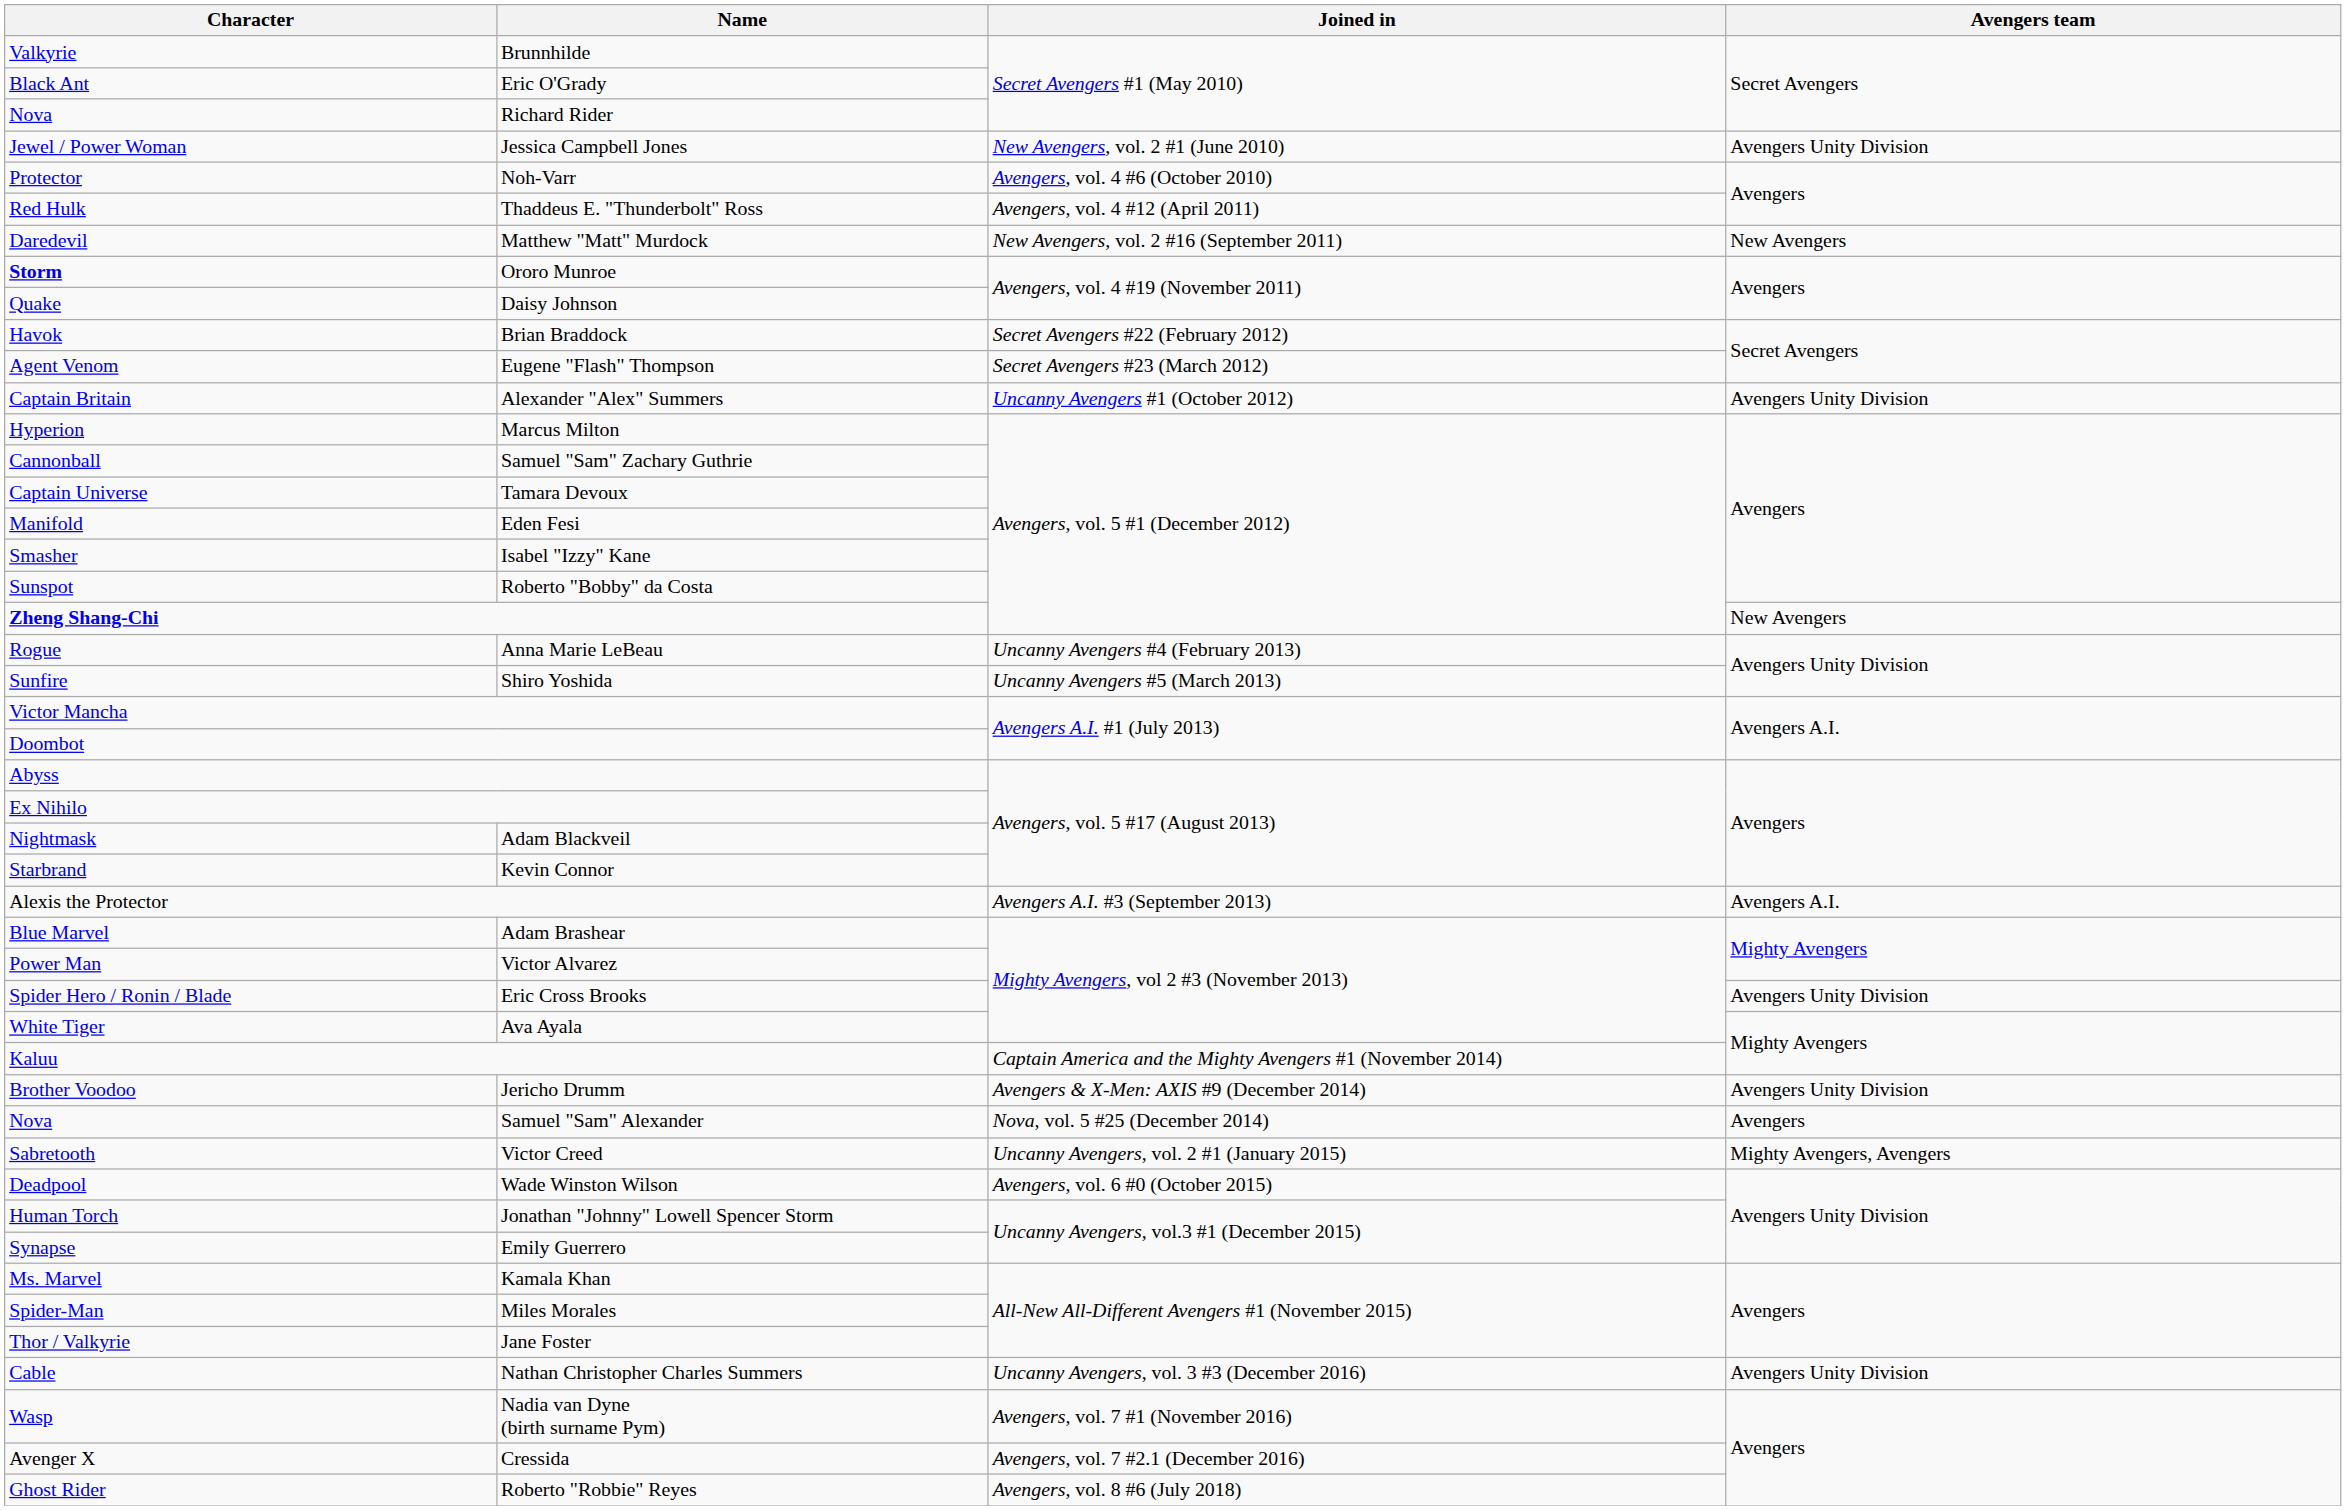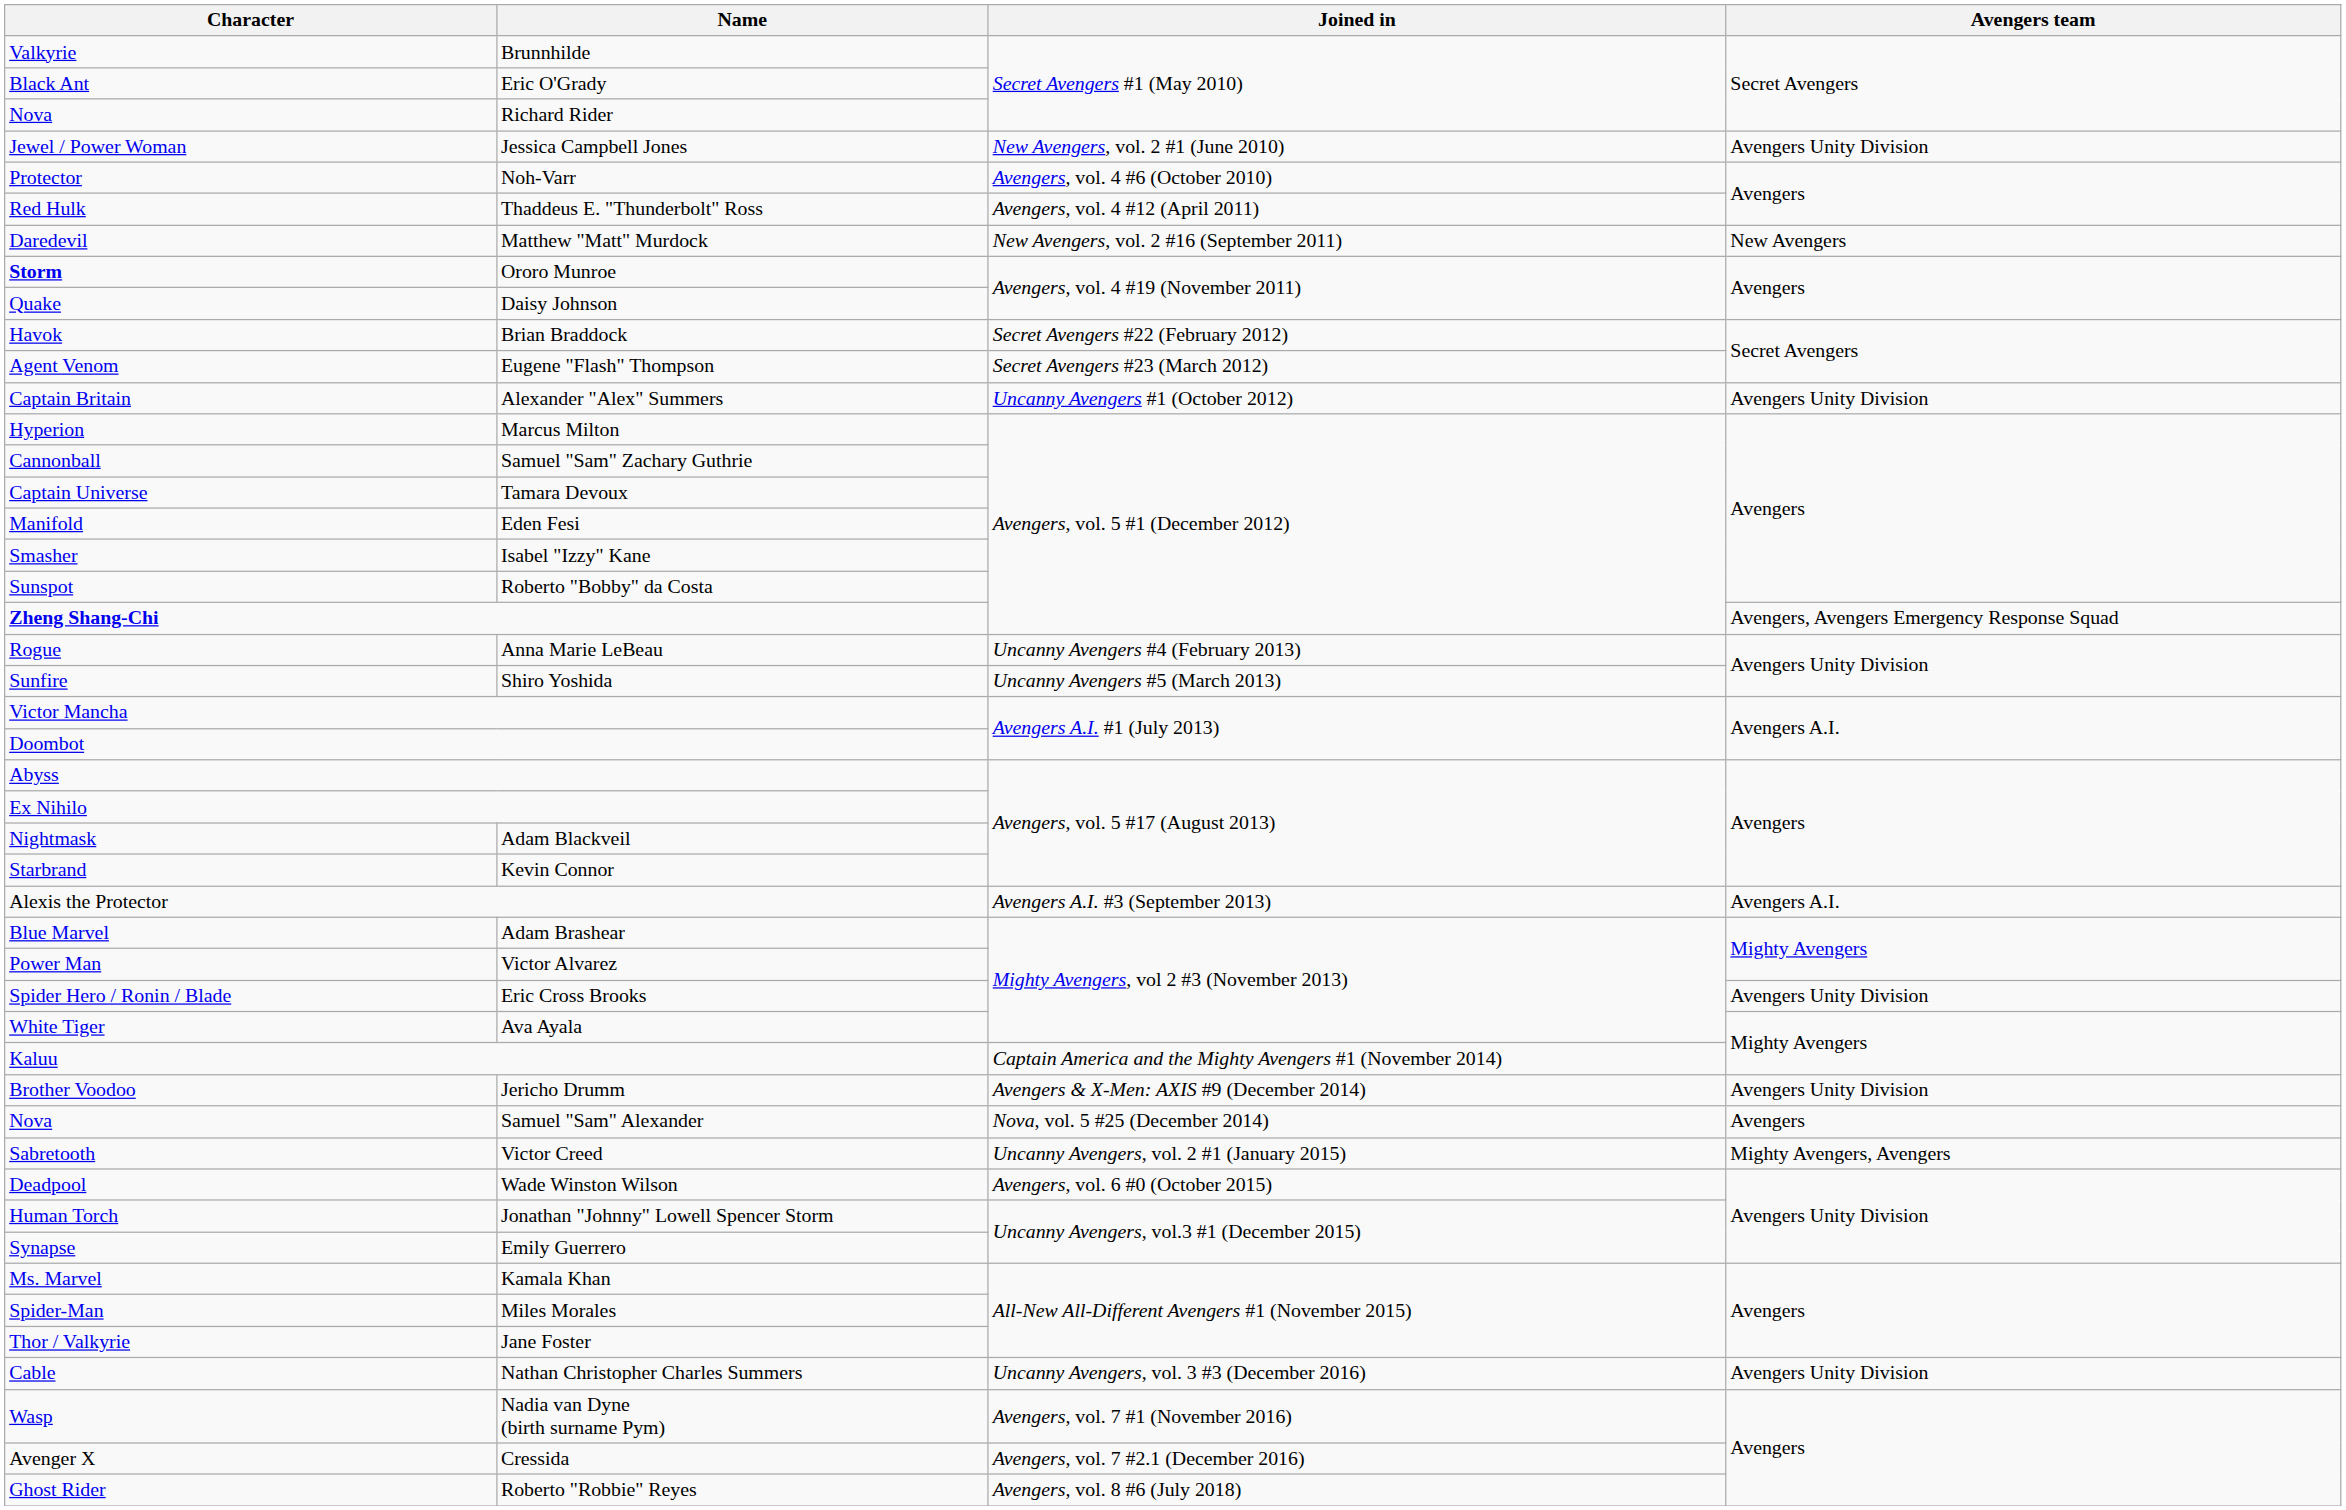(1788, 618) New Avengers -> (1925, 618) Avengers, Avengers Emergency Response Squad
